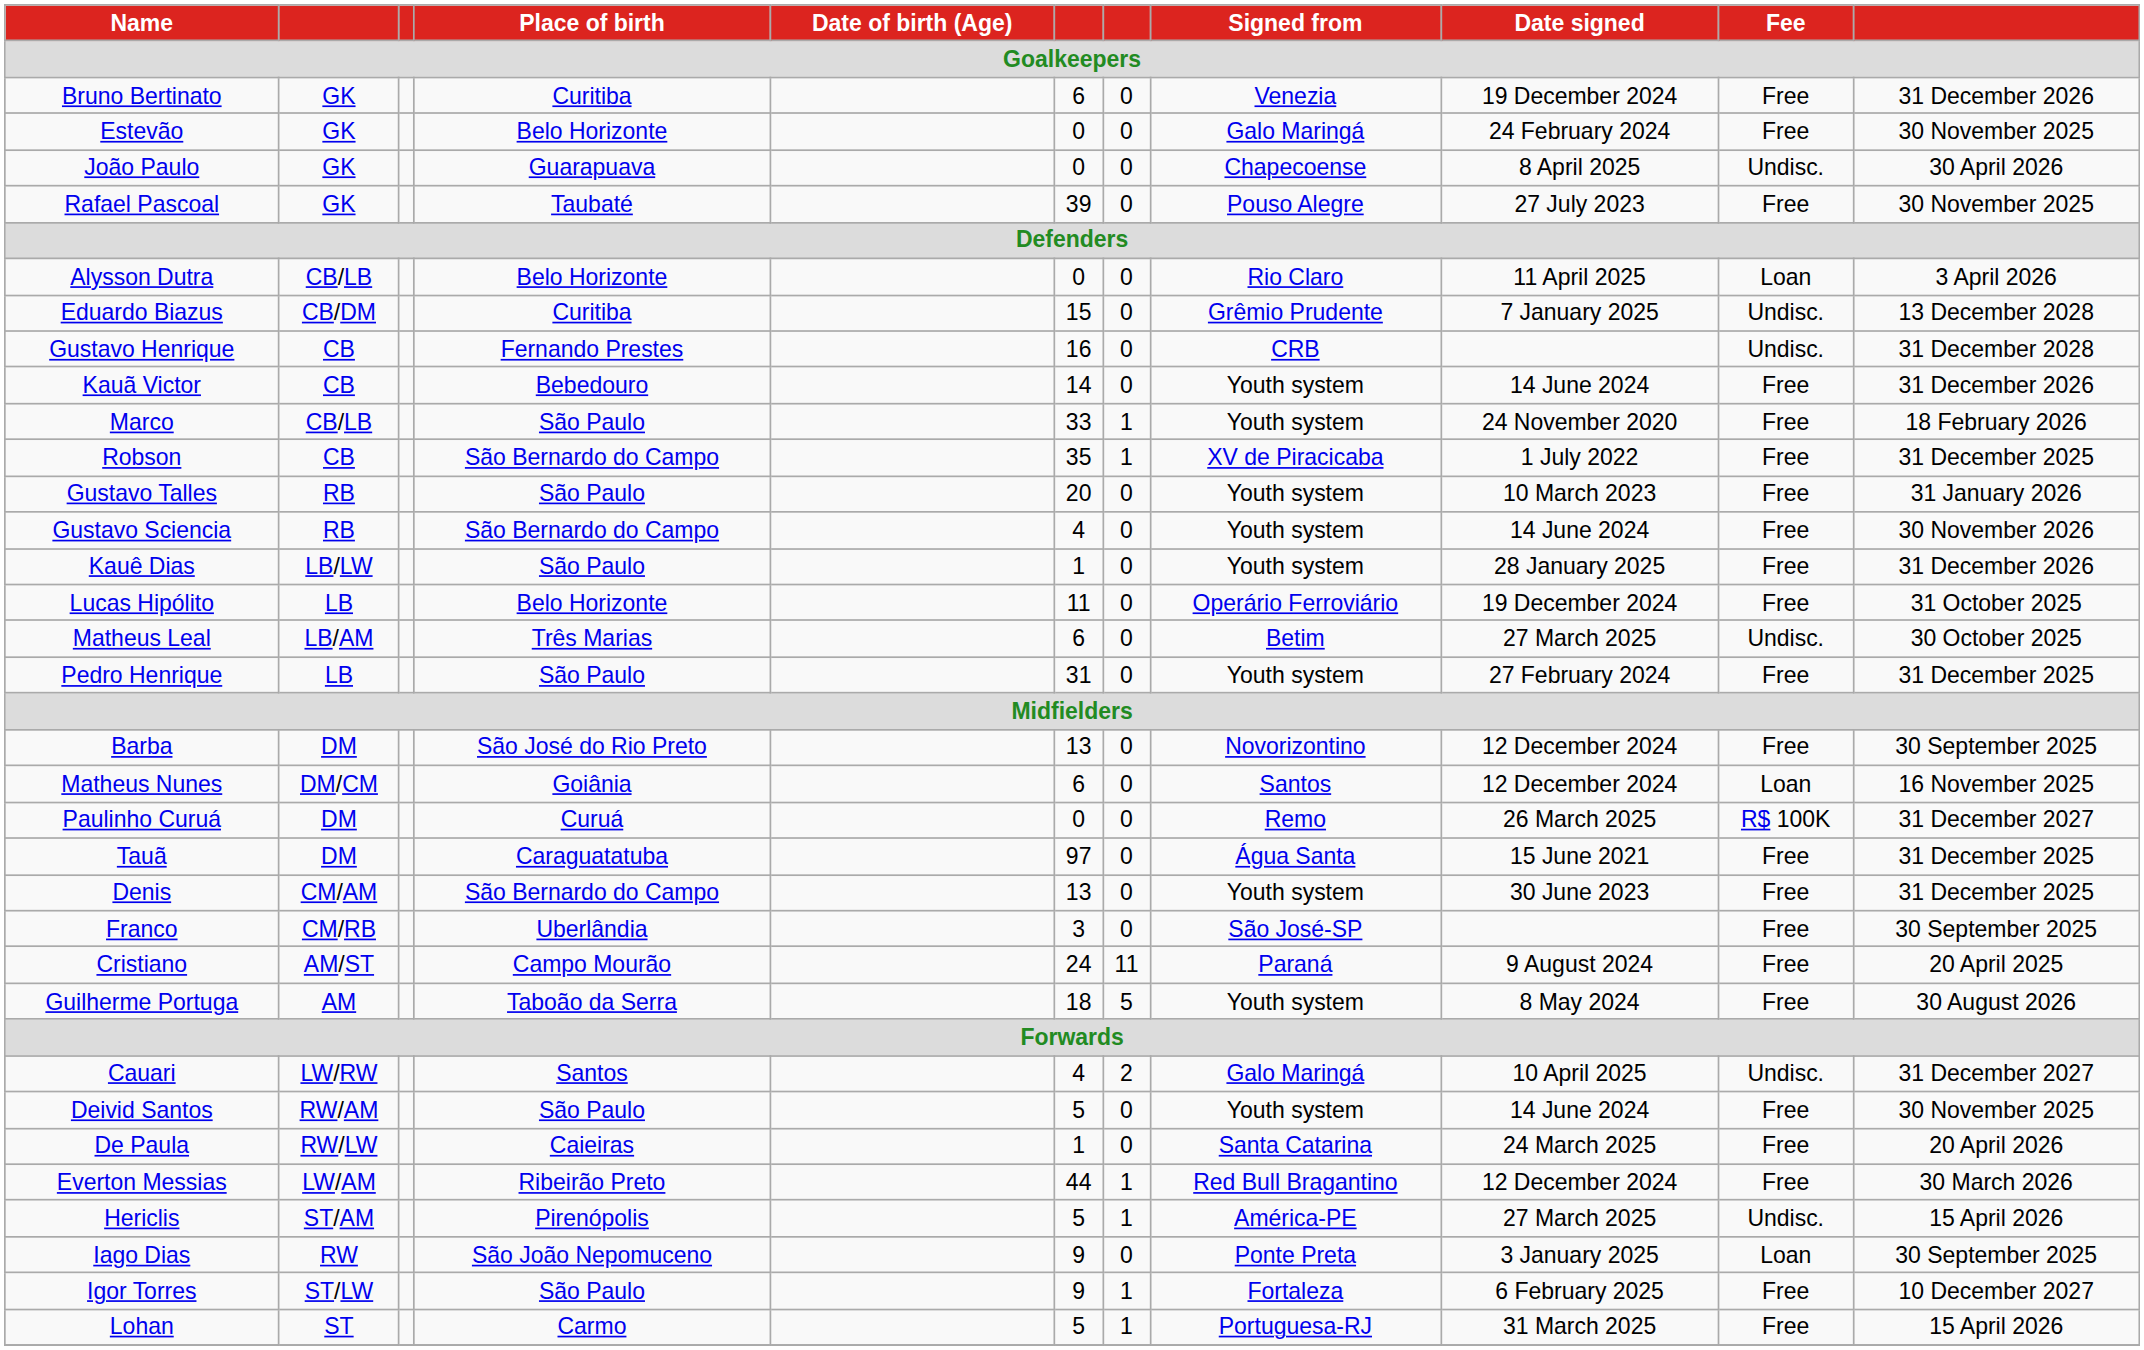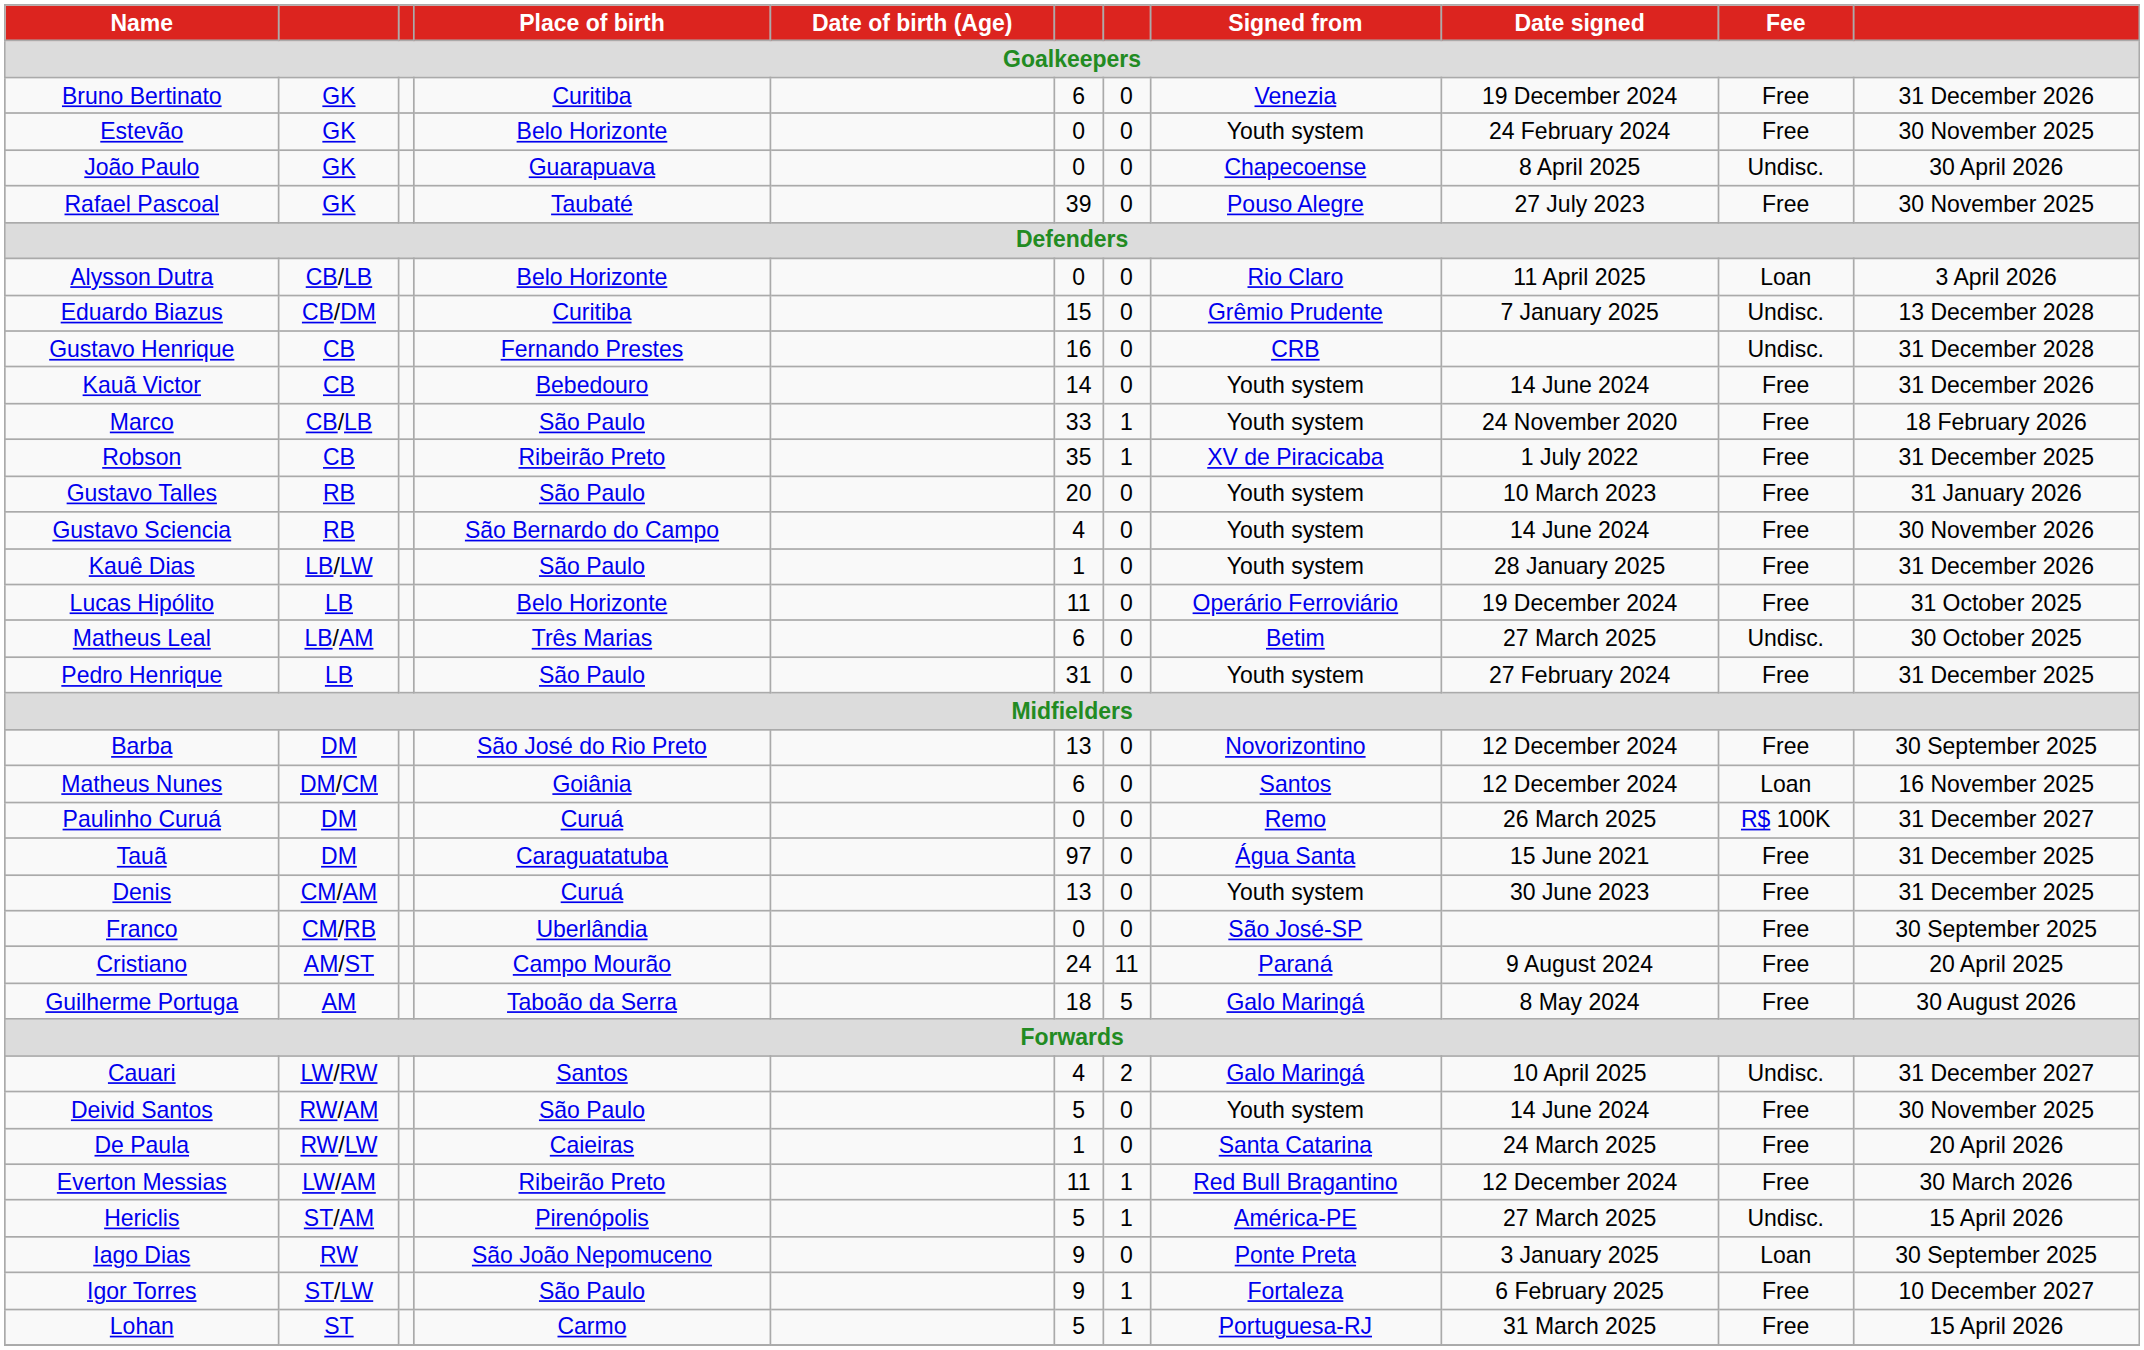(1295, 131) Galo Maringá -> (1295, 131) Youth system
(592, 457) São Bernardo do Campo -> (592, 457) Ribeirão Preto
(592, 892) São Bernardo do Campo -> (592, 892) Curuá
(1079, 928) 3 -> (1079, 928) 0
(1295, 1001) Youth system -> (1295, 1001) Galo Maringá
(1079, 1182) 44 -> (1079, 1182) 11
